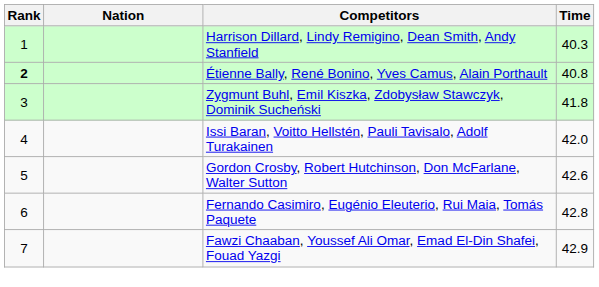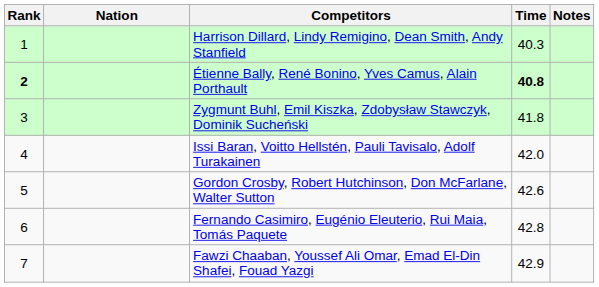+ column: (572, 15)
(575, 73) normal -> (531, 81) bold
